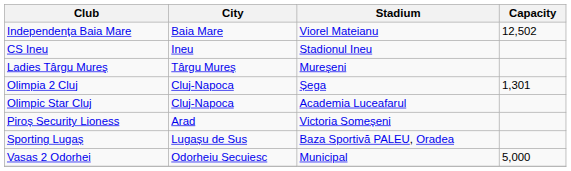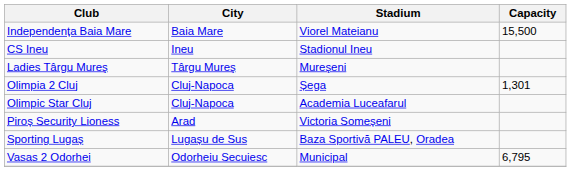(519, 31) 12,502 -> (519, 31) 15,500
(516, 157) 5,000 -> (516, 157) 6,795
